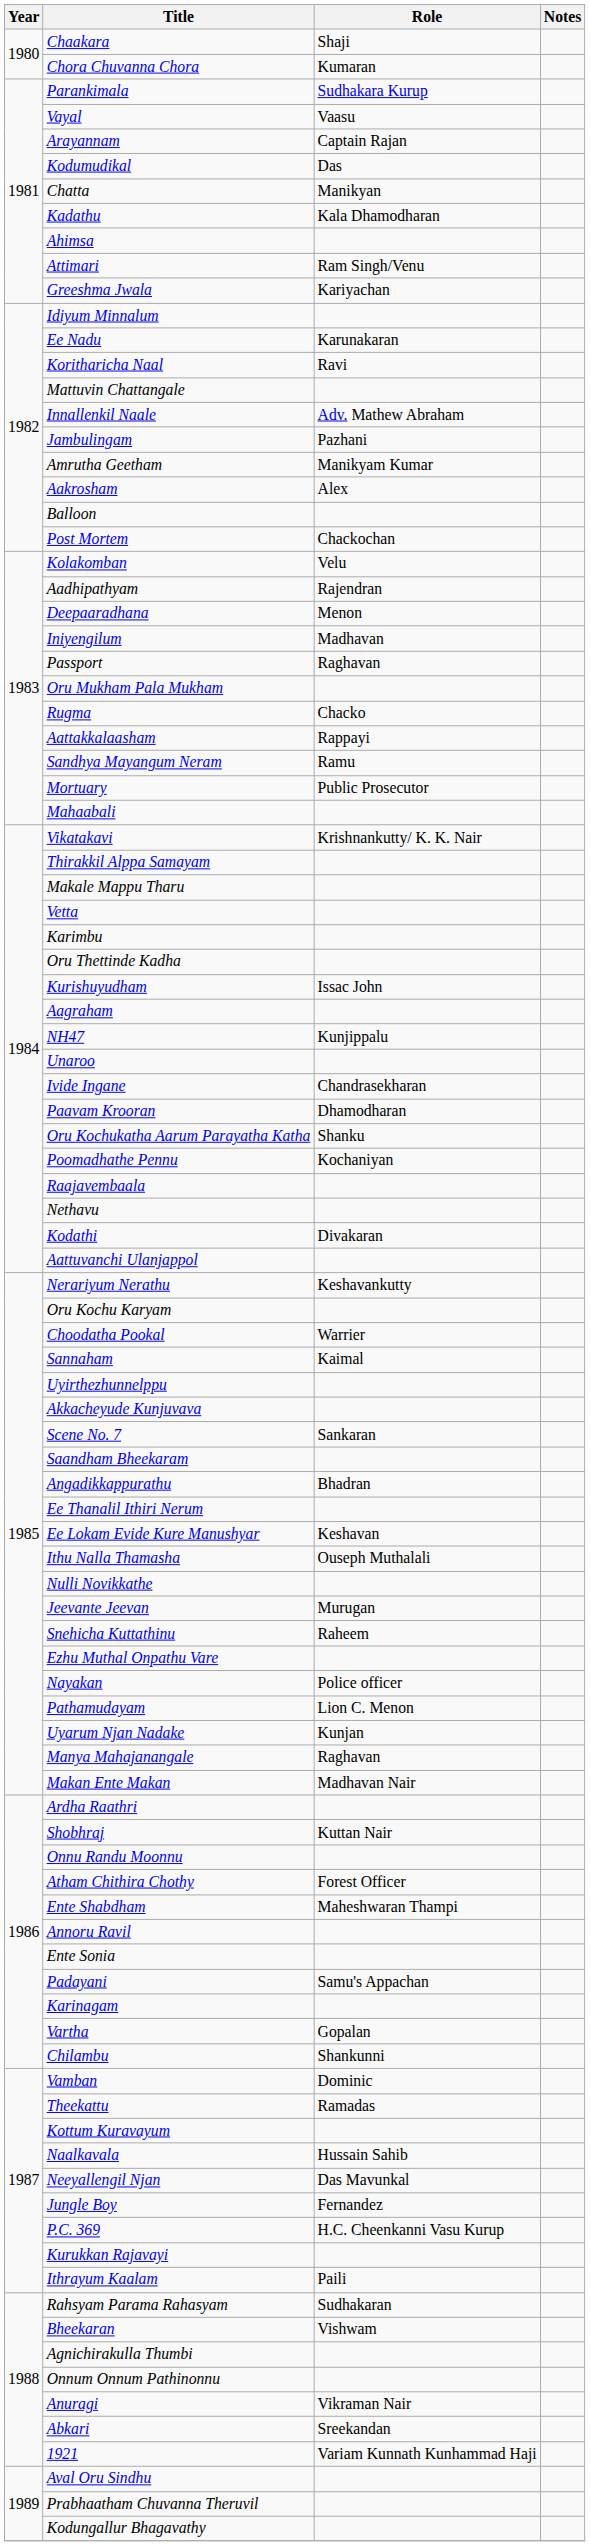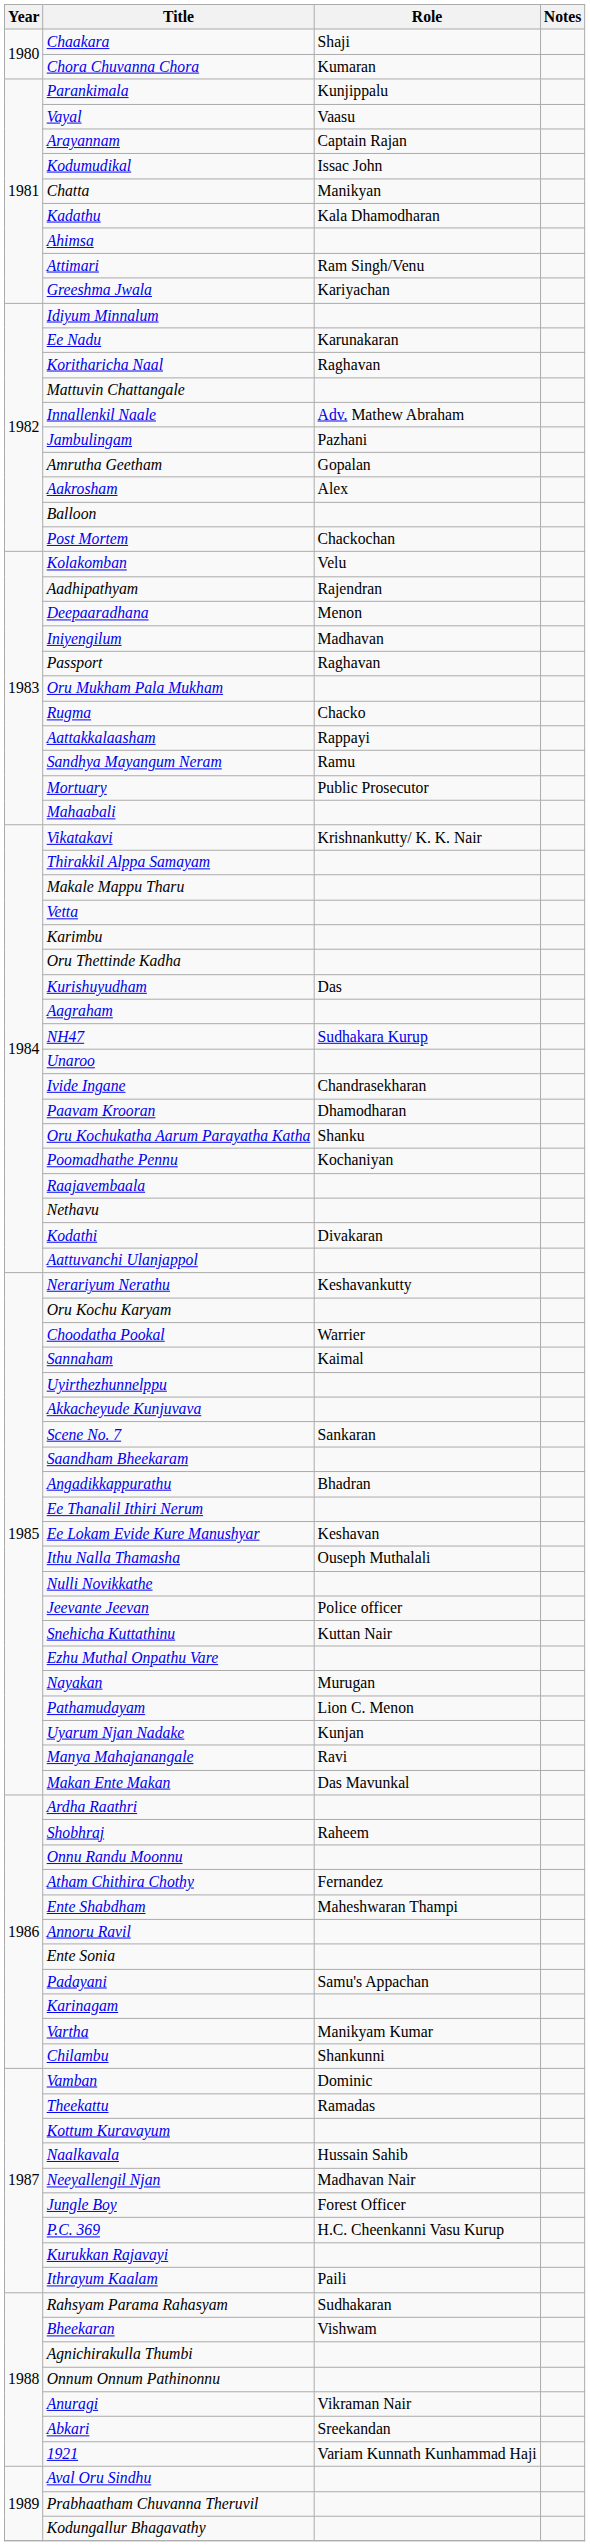(373, 91) Sudhakara Kurup -> (353, 91) Kunjippalu
(330, 166) Das -> (350, 166) Issac John
(332, 365) Ravi -> (349, 365) Raghavan
(375, 464) Manikyam Kumar -> (344, 464) Gopalan
(350, 986) Issac John -> (330, 986) Das
(353, 1036) Kunjippalu -> (373, 1036) Sudhakara Kurup
(346, 1608) Murugan -> (360, 1608) Police officer
(343, 1633) Raheem -> (355, 1633) Kuttan Nair
(360, 1683) Police officer -> (346, 1683) Murugan
(349, 1757) Raghavan -> (332, 1757) Ravi
(367, 1782) Madhavan Nair -> (364, 1782) Das Mavunkal
(355, 1832) Kuttan Nair -> (343, 1832) Raheem
(362, 1881) Forest Officer -> (350, 1881) Fernandez
(344, 2031) Gopalan -> (375, 2031) Manikyam Kumar
(364, 2180) Das Mavunkal -> (367, 2180) Madhavan Nair
(350, 2205) Fernandez -> (362, 2205) Forest Officer
